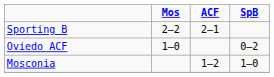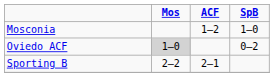rows swapped: (31, 63) <-> (37, 29)
(171, 46) no background -> (171, 46) lightgrey background
